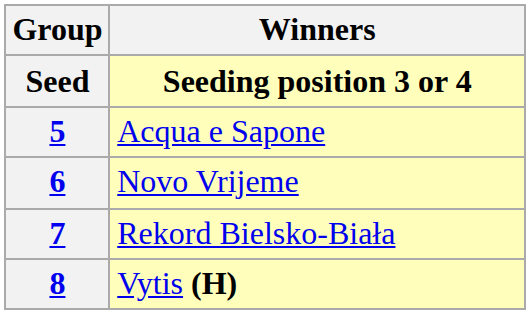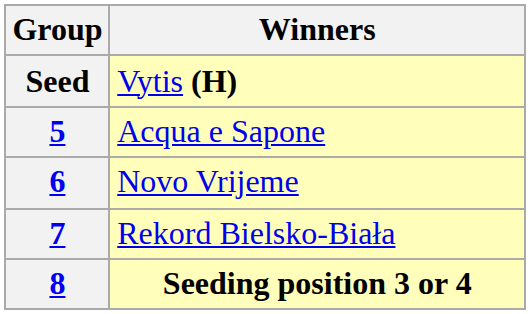(317, 80) Seeding position 3 or 4 -> (177, 80) Vytis (H)
(177, 283) Vytis (H) -> (317, 283) Seeding position 3 or 4
